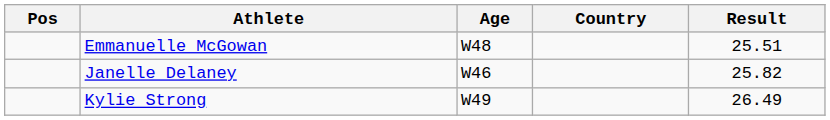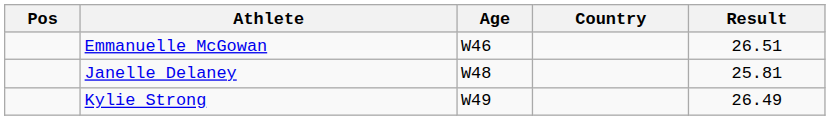(476, 46) W48 -> (476, 46) W46
(757, 46) 25.51 -> (757, 46) 26.51
(476, 74) W46 -> (476, 74) W48
(757, 74) 25.82 -> (757, 74) 25.81
